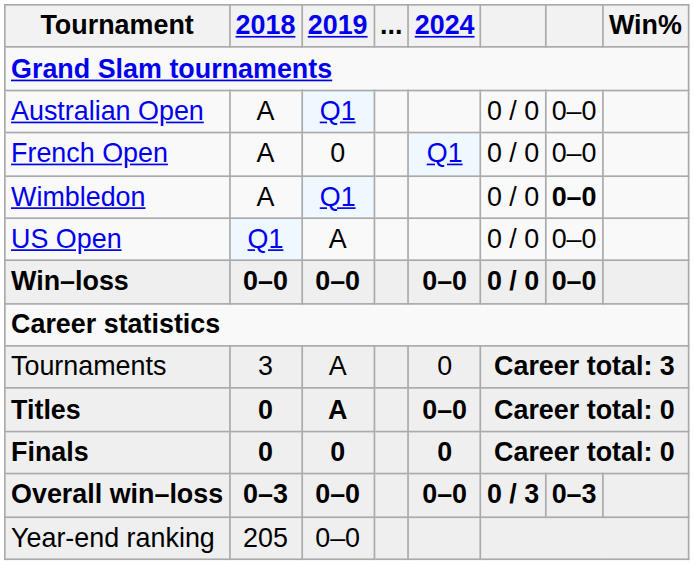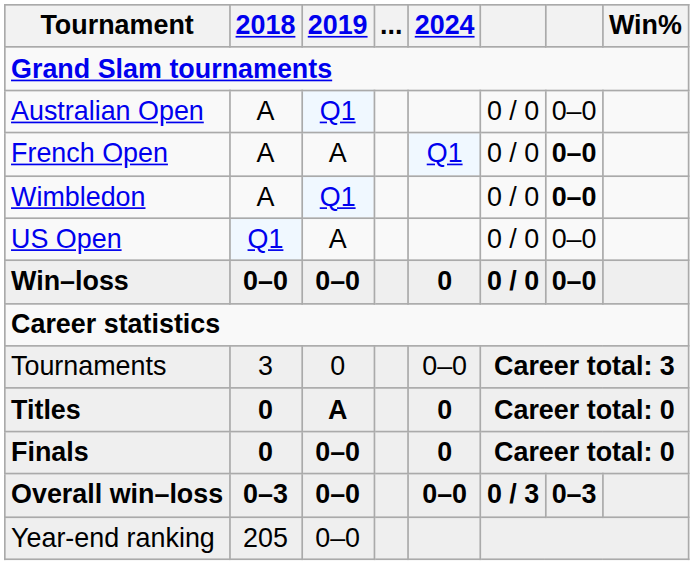(338, 153) 0 -> (338, 153) A
(574, 153) normal -> (574, 153) bold
(445, 281) 0–0 -> (445, 281) 0
(338, 366) A -> (338, 366) 0
(445, 366) 0 -> (445, 366) 0–0
(445, 409) 0–0 -> (445, 409) 0
(338, 452) 0 -> (338, 452) 0–0
